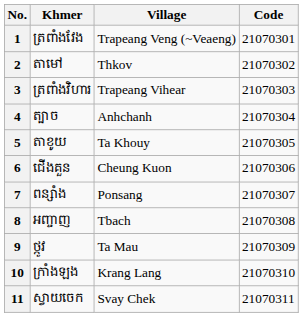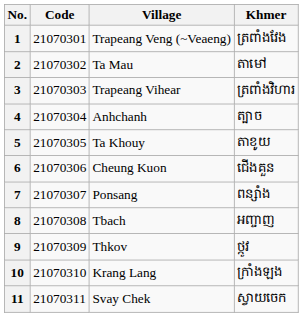columns swapped: (269, 15) <-> (62, 15)
(115, 64) Thkov -> (113, 64) Ta Mau
(118, 246) Ta Mau -> (110, 246) Thkov
